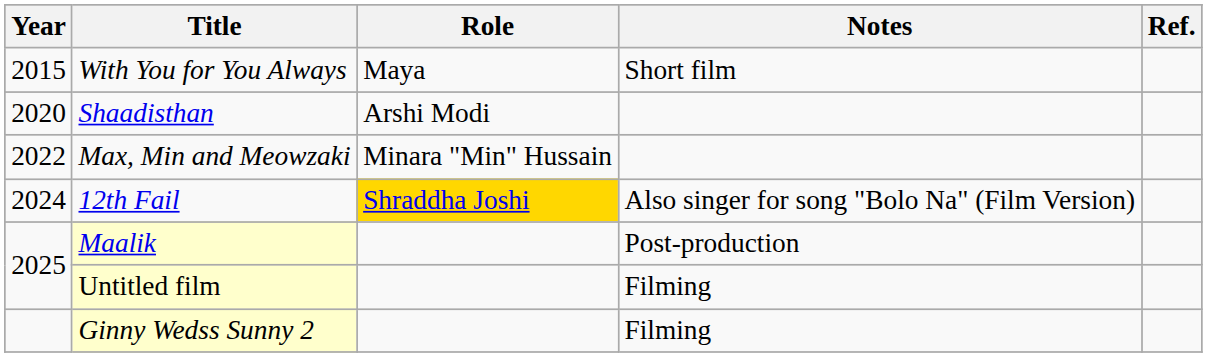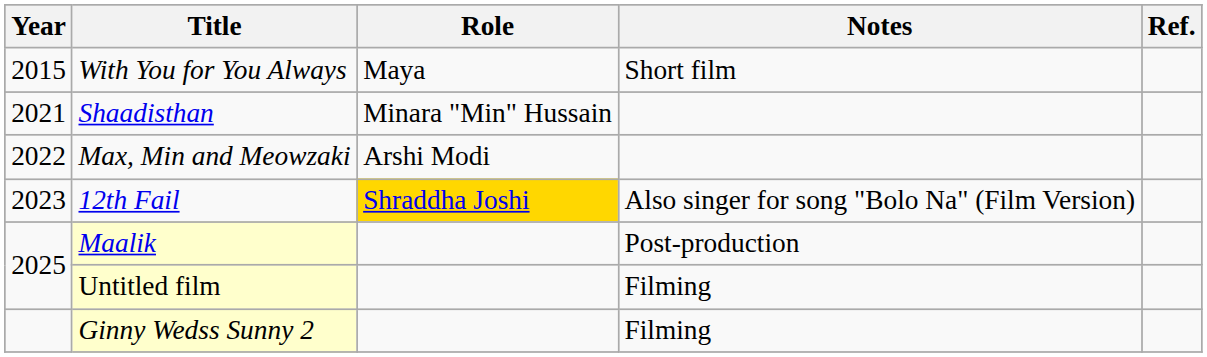(39, 112) 2020 -> (39, 112) 2021
(427, 112) Arshi Modi -> (488, 112) Minara "Min" Hussain
(488, 156) Minara "Min" Hussain -> (427, 156) Arshi Modi
(39, 199) 2024 -> (39, 199) 2023
